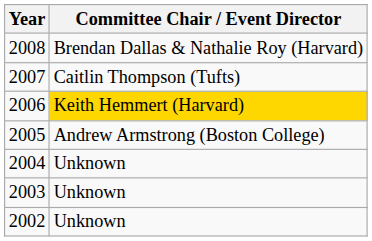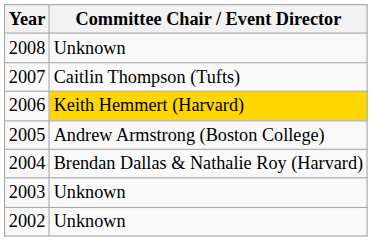(208, 47) Brendan Dallas & Nathalie Roy (Harvard) -> (90, 47) Unknown
(90, 163) Unknown -> (208, 163) Brendan Dallas & Nathalie Roy (Harvard)
